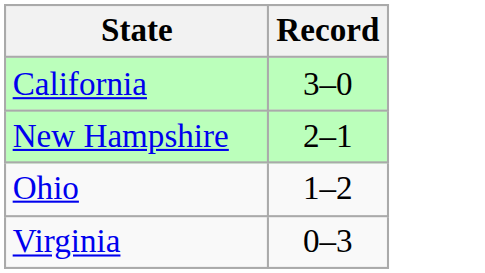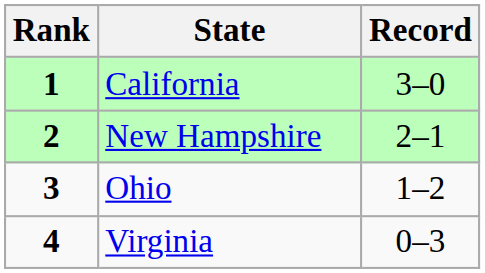+ column: (51, 30)
